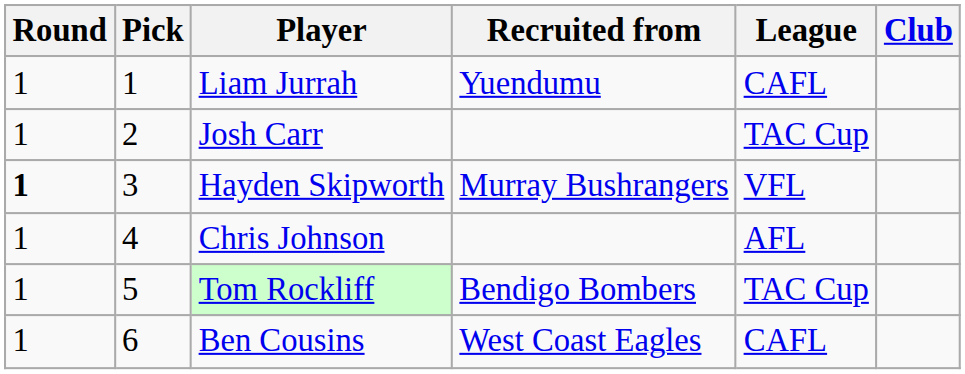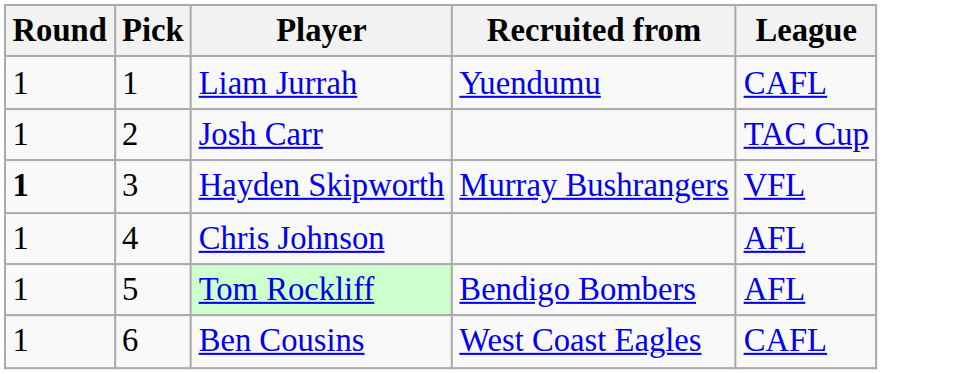- column: (918, 30)
(806, 289) TAC Cup -> (774, 289) AFL
